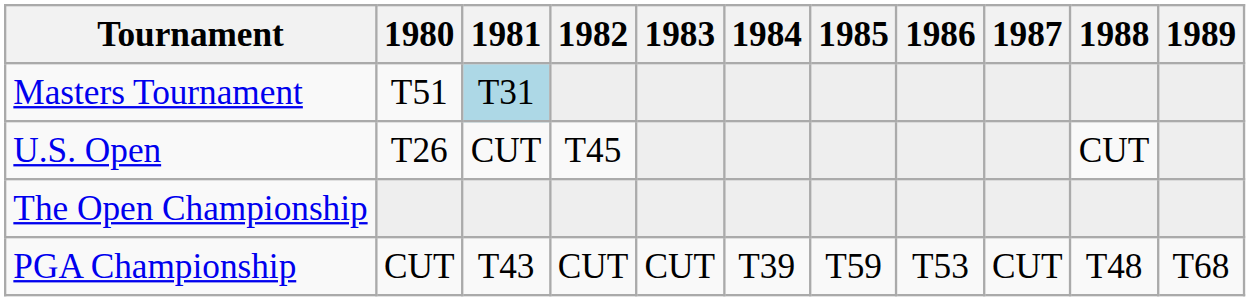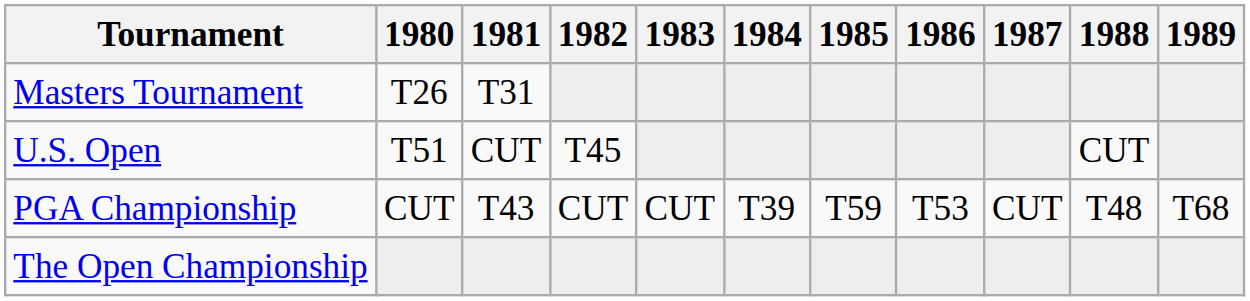(419, 91) T51 -> (419, 91) T26
(506, 91) lightblue background -> (506, 91) no background
(419, 150) T26 -> (419, 150) T51
rows swapped: (190, 208) <-> (155, 266)
